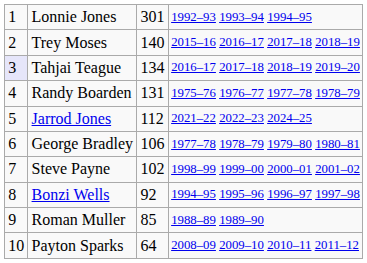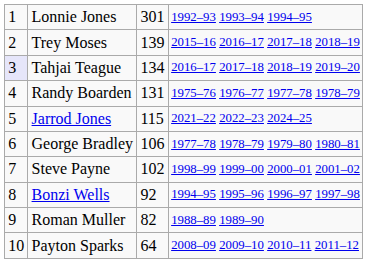(152, 42) 140 -> (152, 42) 139
(152, 118) 112 -> (152, 118) 115
(148, 220) 85 -> (148, 220) 82
